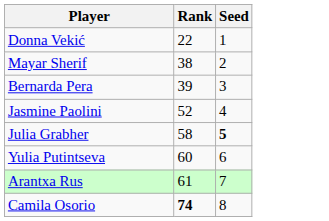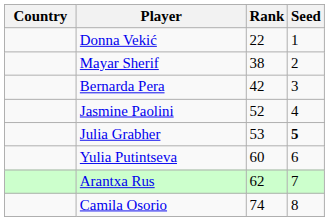+ column: (40, 16)
(185, 87) 39 -> (257, 87) 42
(185, 134) 58 -> (257, 134) 53
(185, 181) 61 -> (257, 181) 62
(185, 205) bold -> (257, 205) normal
